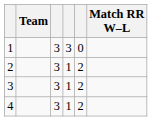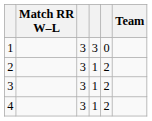columns swapped: (34, 21) <-> (117, 21)
